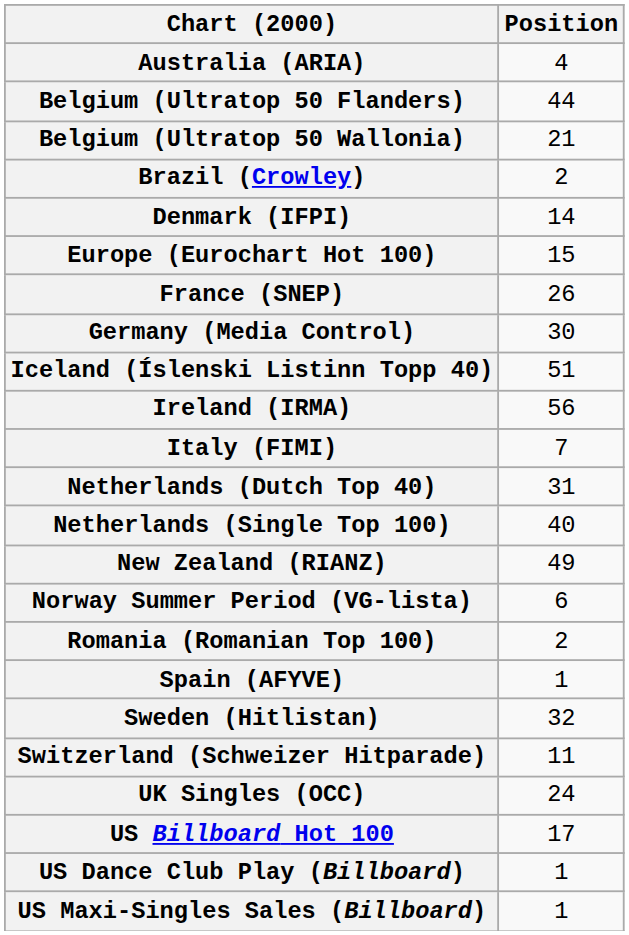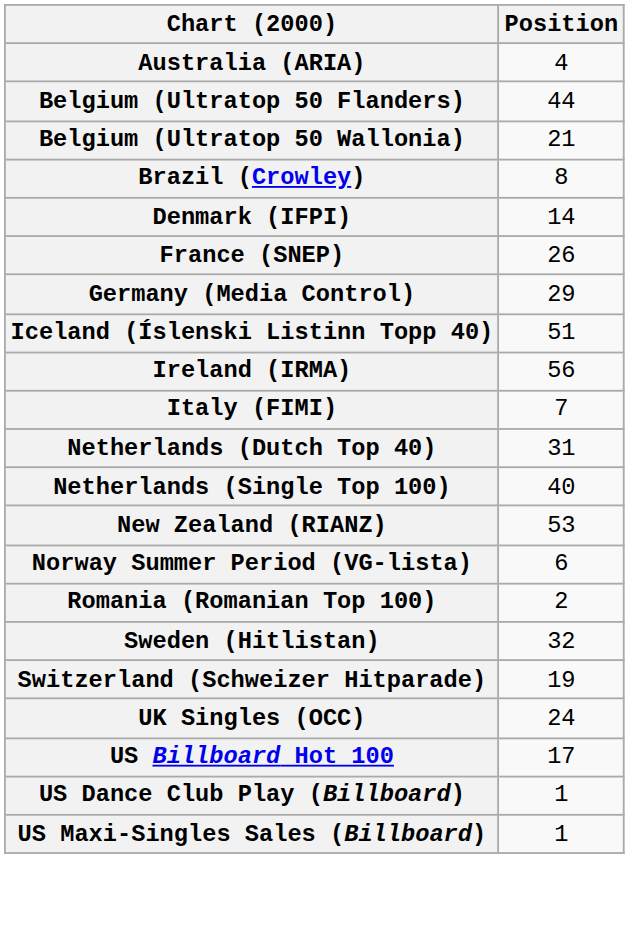(561, 178) 2 -> (561, 178) 8
- row: (252, 256)
(561, 333) 30 -> (561, 294) 29
(561, 564) 49 -> (561, 525) 53
- row: (252, 680)
(561, 757) 11 -> (561, 680) 19
